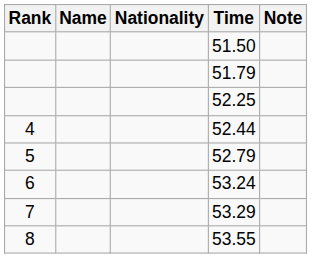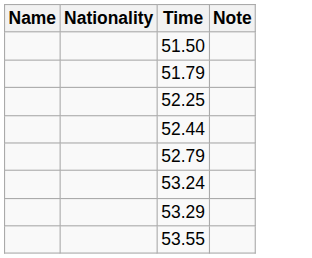- column: (30, 18)
